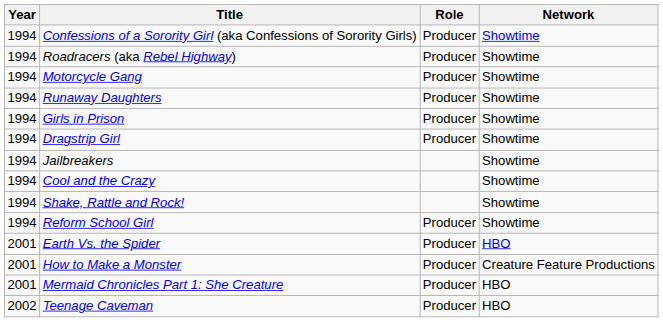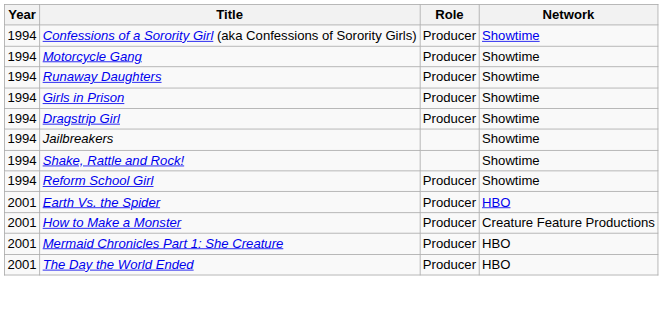- row: (139, 56)
- row: (99, 181)
+ row: (118, 264)
- row: (98, 306)
